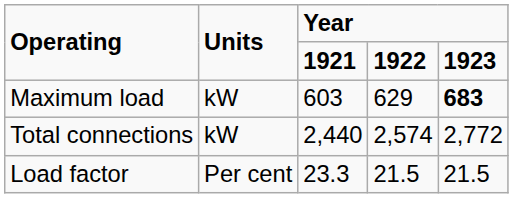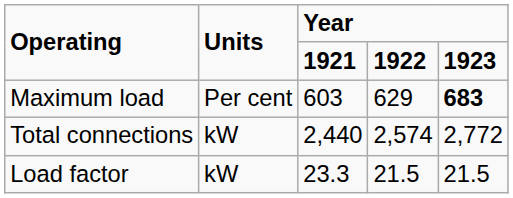(221, 98) kW -> (248, 98) Per cent
(248, 173) Per cent -> (221, 173) kW
